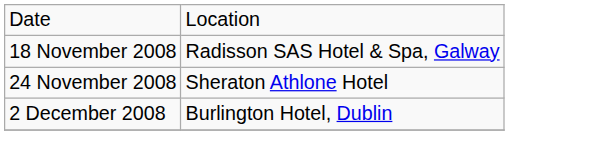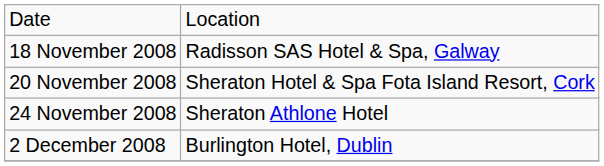+ row: (93, 82)
